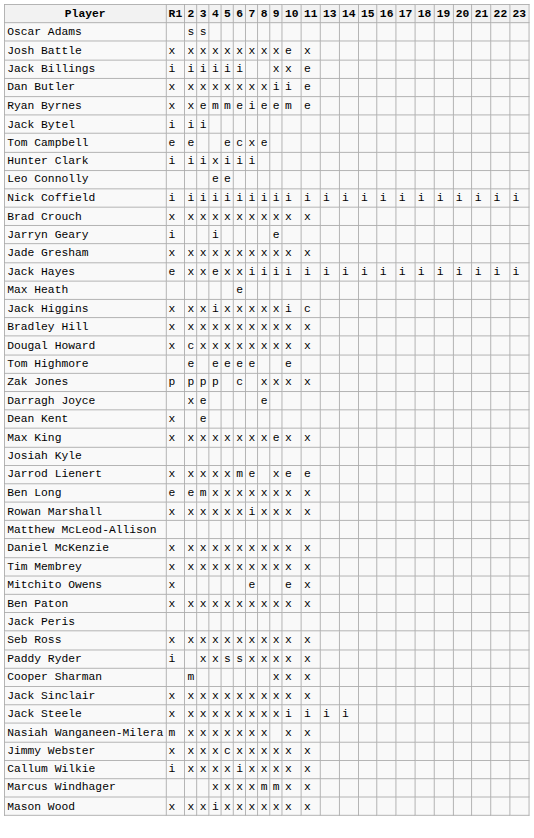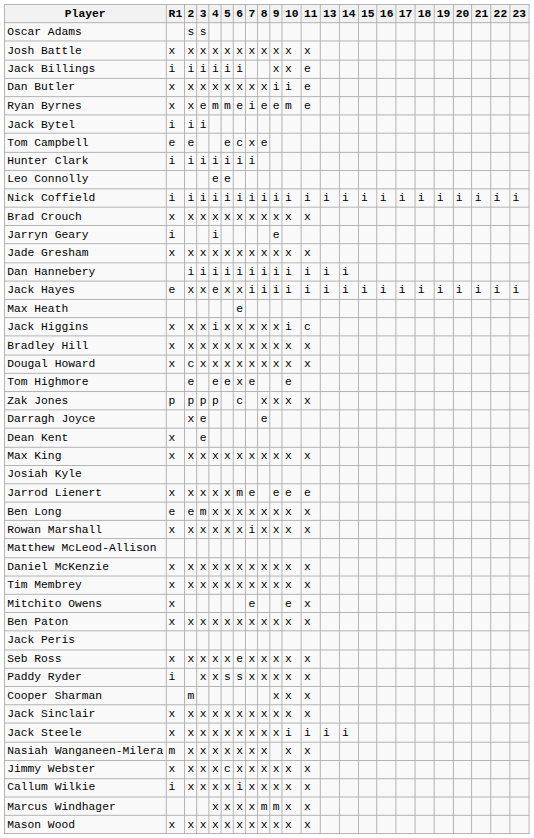(288, 51) e -> (288, 51) x
(215, 161) x -> (215, 161) i
+ row: (51, 272)
(240, 364) e -> (240, 382) x
(276, 438) e -> (276, 456) x
(276, 474) x -> (276, 493) e
(240, 640) x -> (240, 659) e
(215, 806) i -> (215, 825) x
